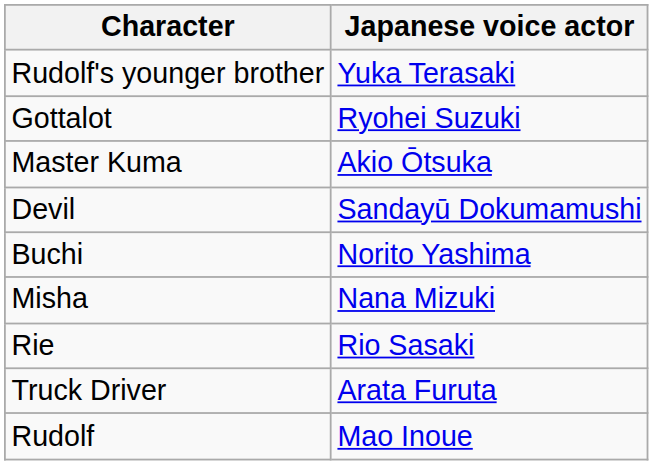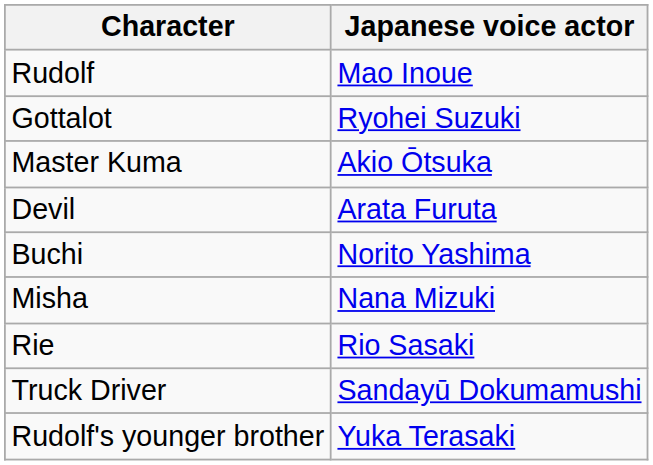rows swapped: (53, 436) <-> (168, 72)
(489, 208) Sandayū Dokumamushi -> (417, 208) Arata Furuta
(417, 390) Arata Furuta -> (489, 390) Sandayū Dokumamushi
